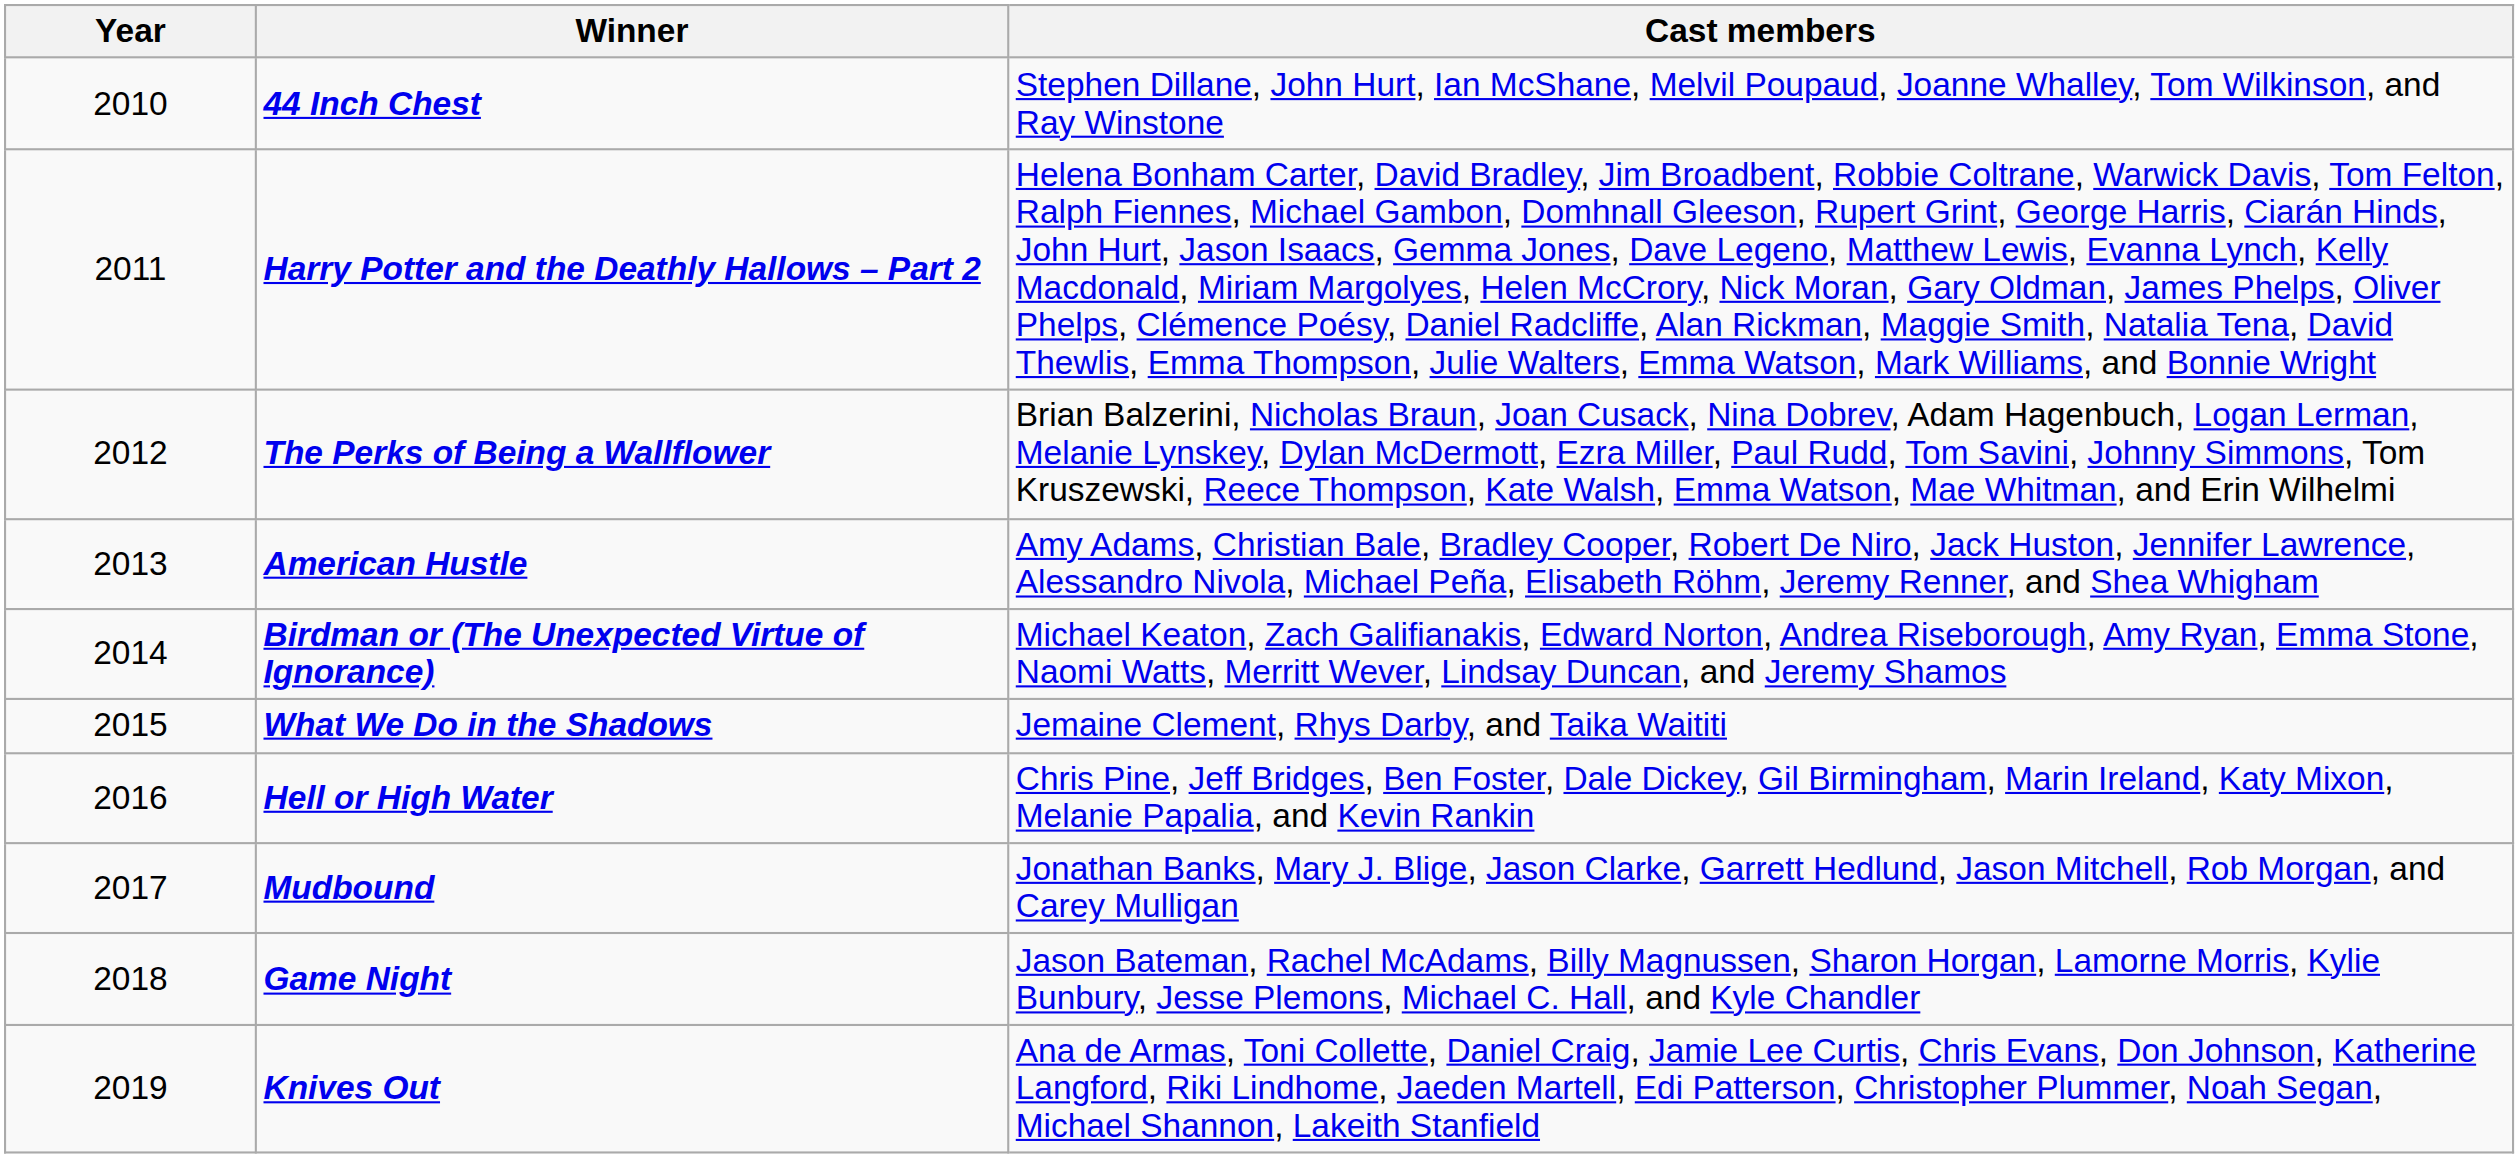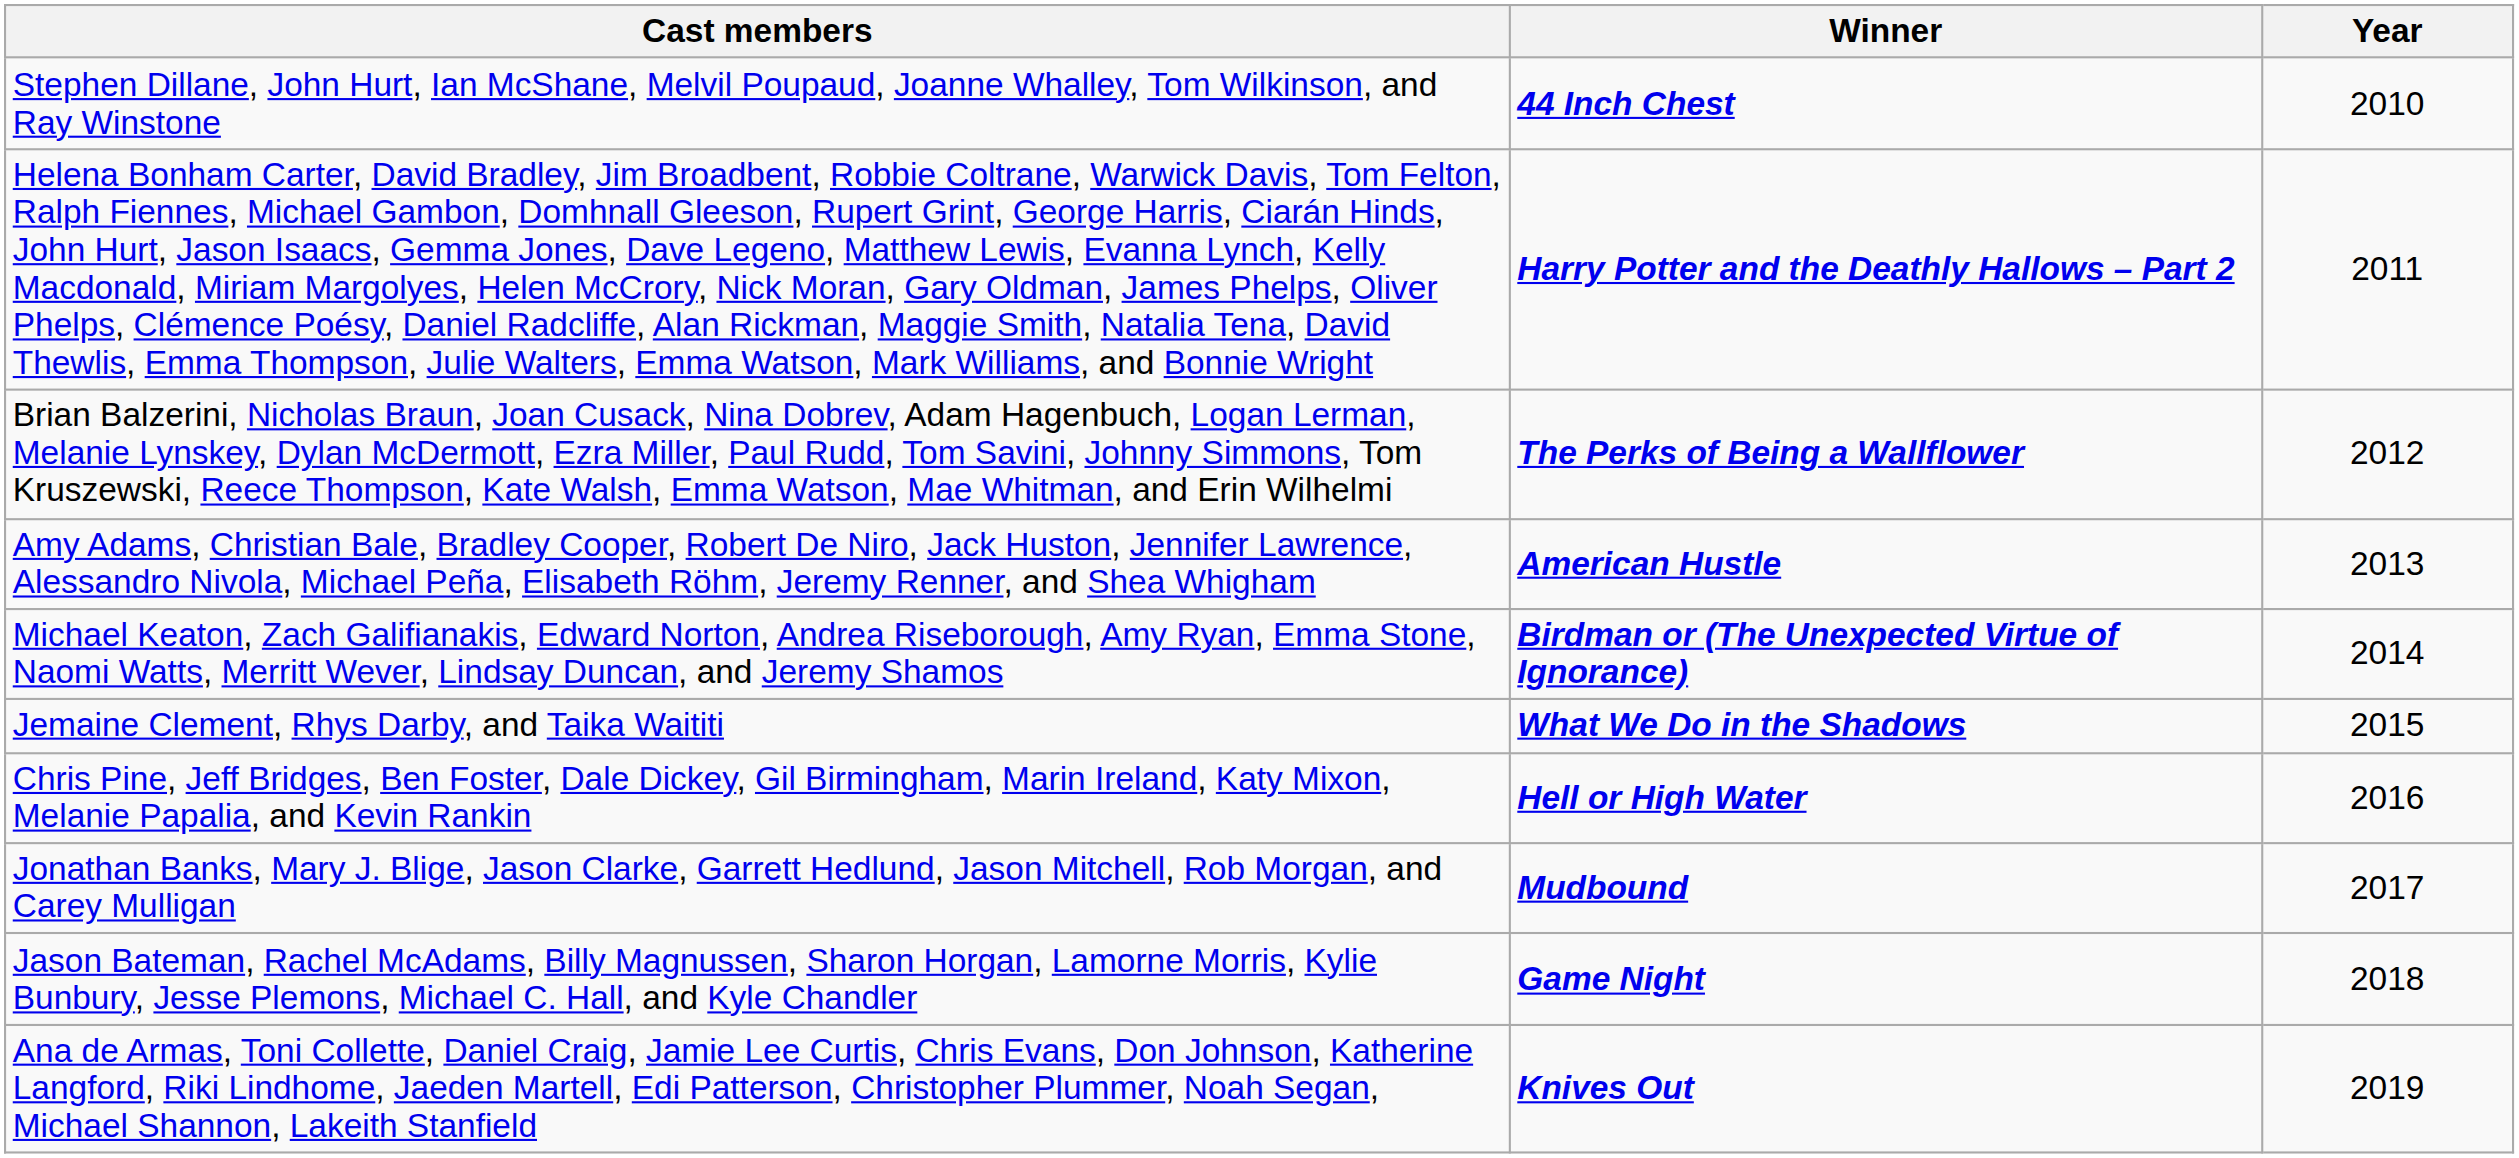columns swapped: (130, 31) <-> (1760, 31)
